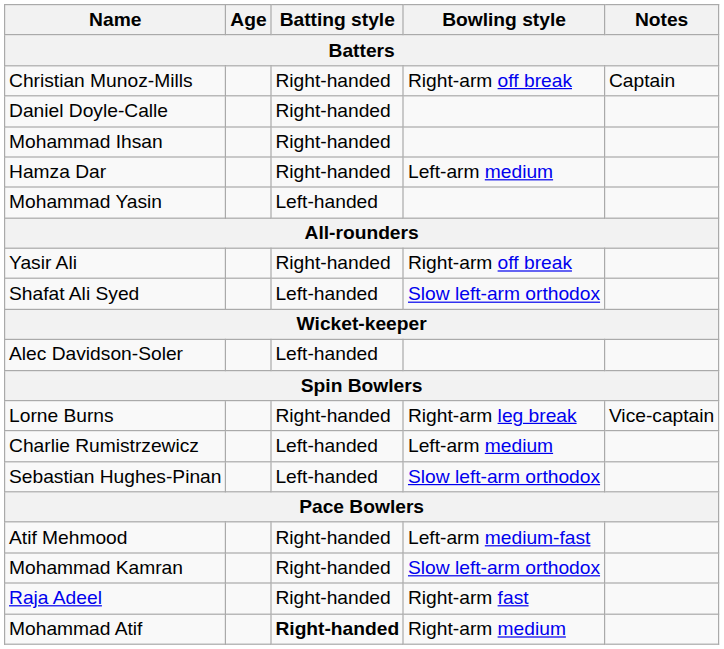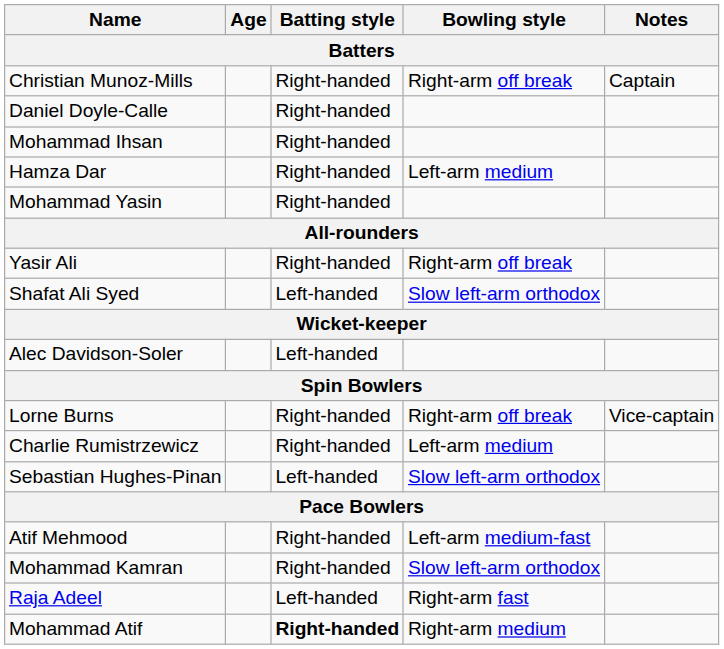(327, 202) Left-handed -> (333, 202) Right-handed
(492, 415) Right-arm leg break -> (490, 415) Right-arm off break
(327, 446) Left-handed -> (333, 446) Right-handed
(333, 598) Right-handed -> (327, 598) Left-handed
